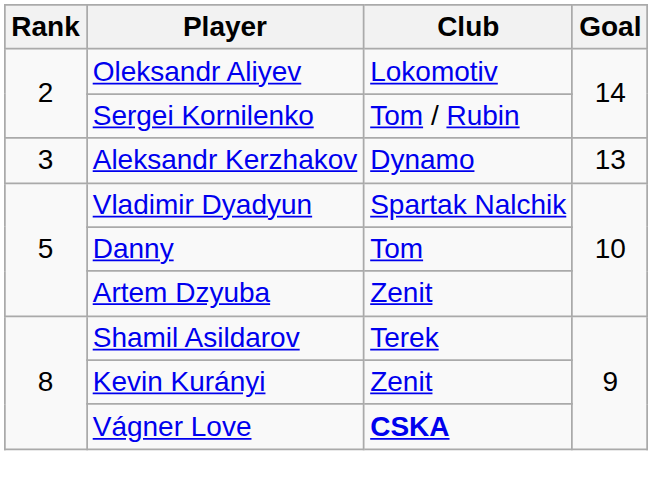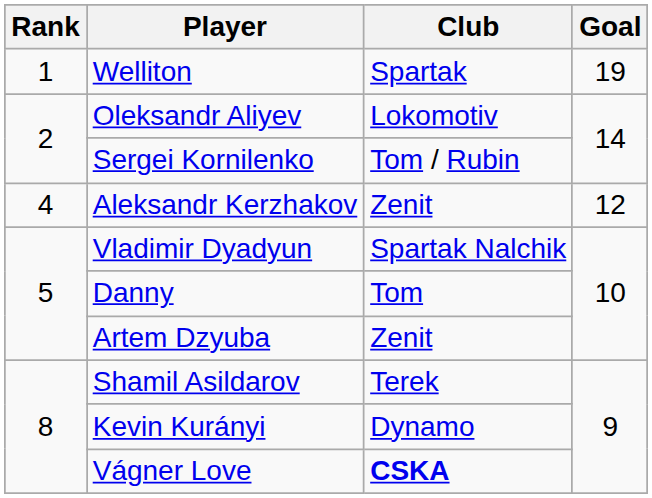+ row: (142, 71)
(46, 159) 3 -> (46, 204) 4
(422, 159) Dynamo -> (401, 204) Zenit
(610, 159) 13 -> (610, 204) 12
(401, 381) Zenit -> (422, 426) Dynamo
